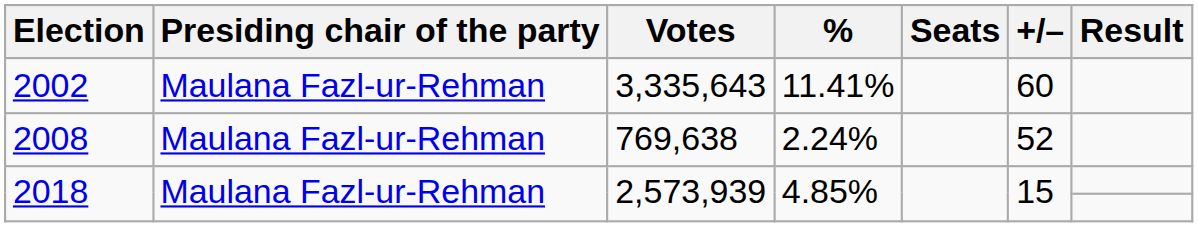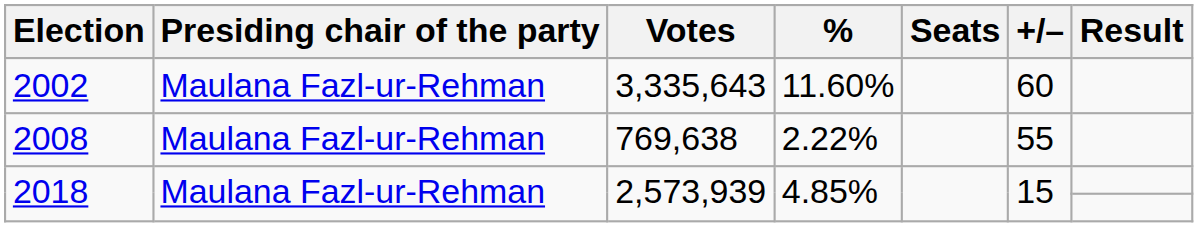(838, 85) 11.41% -> (838, 85) 11.60%
(830, 138) 2.24% -> (830, 138) 2.22%
(1035, 138) 52 -> (1035, 138) 55
